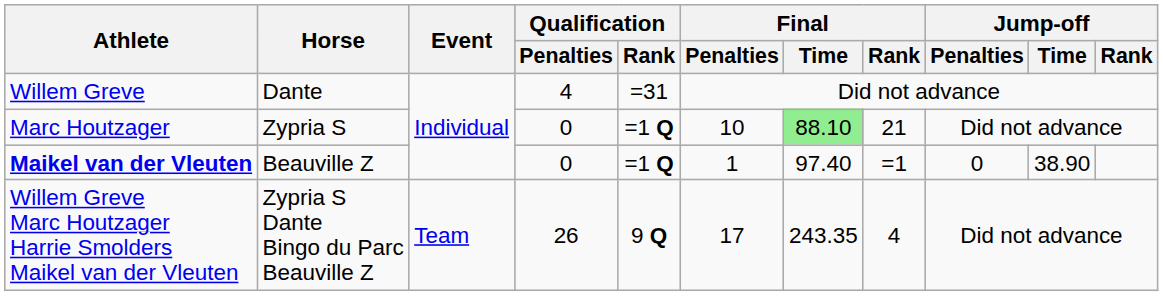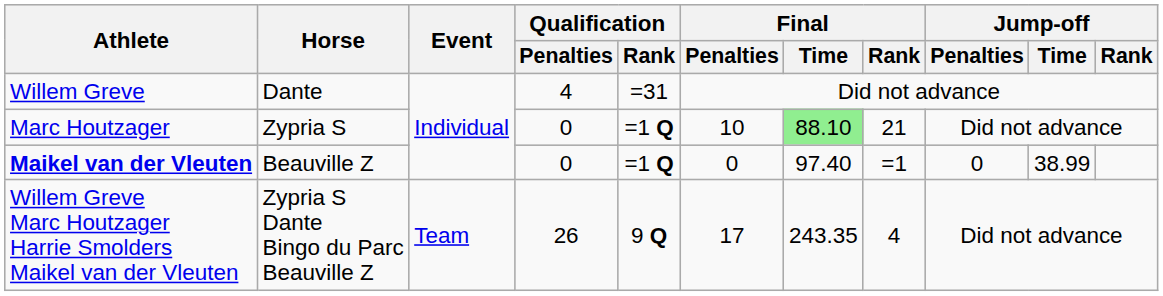(732, 163) 1 -> (732, 163) 0
(1062, 163) 38.90 -> (1062, 163) 38.99
